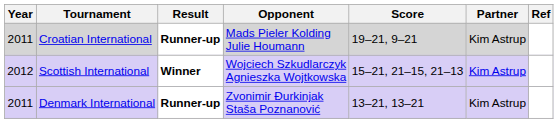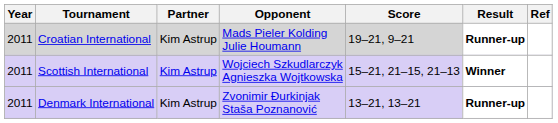columns swapped: (497, 14) <-> (190, 14)
(20, 71) 2012 -> (20, 71) 2011
